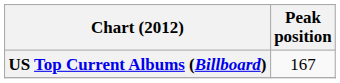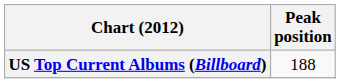(303, 63) 167 -> (303, 63) 188
